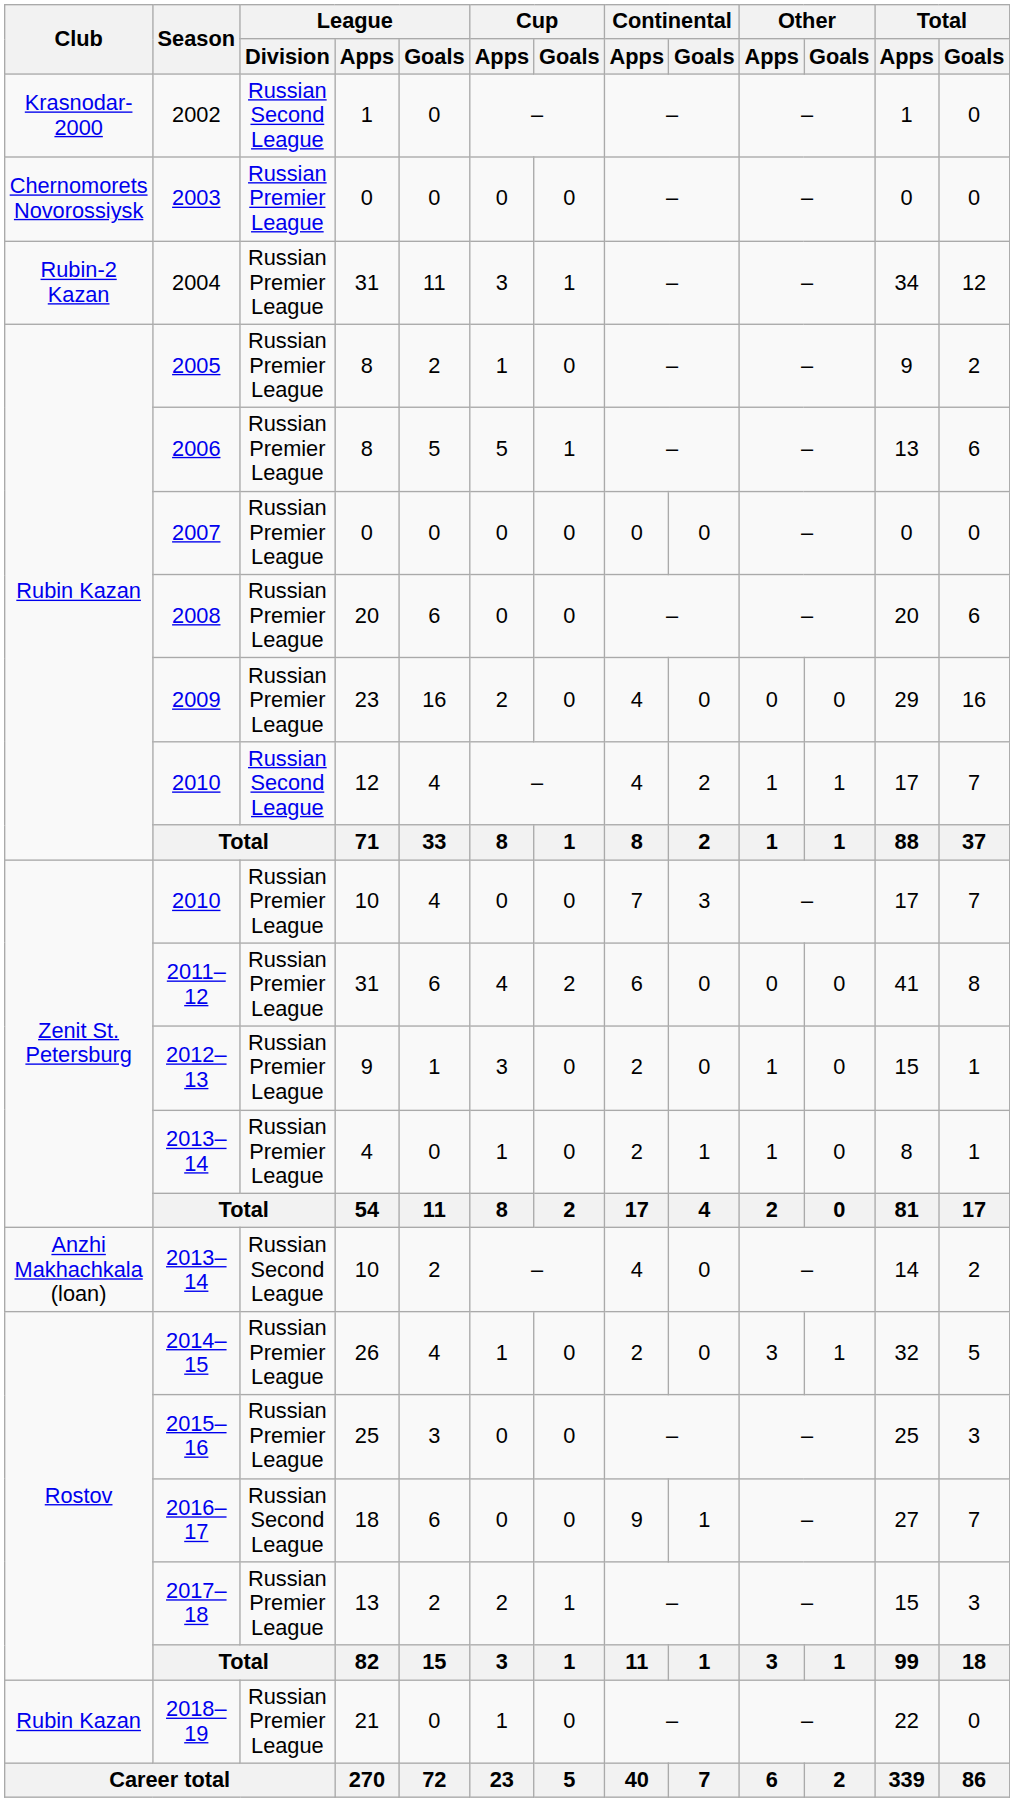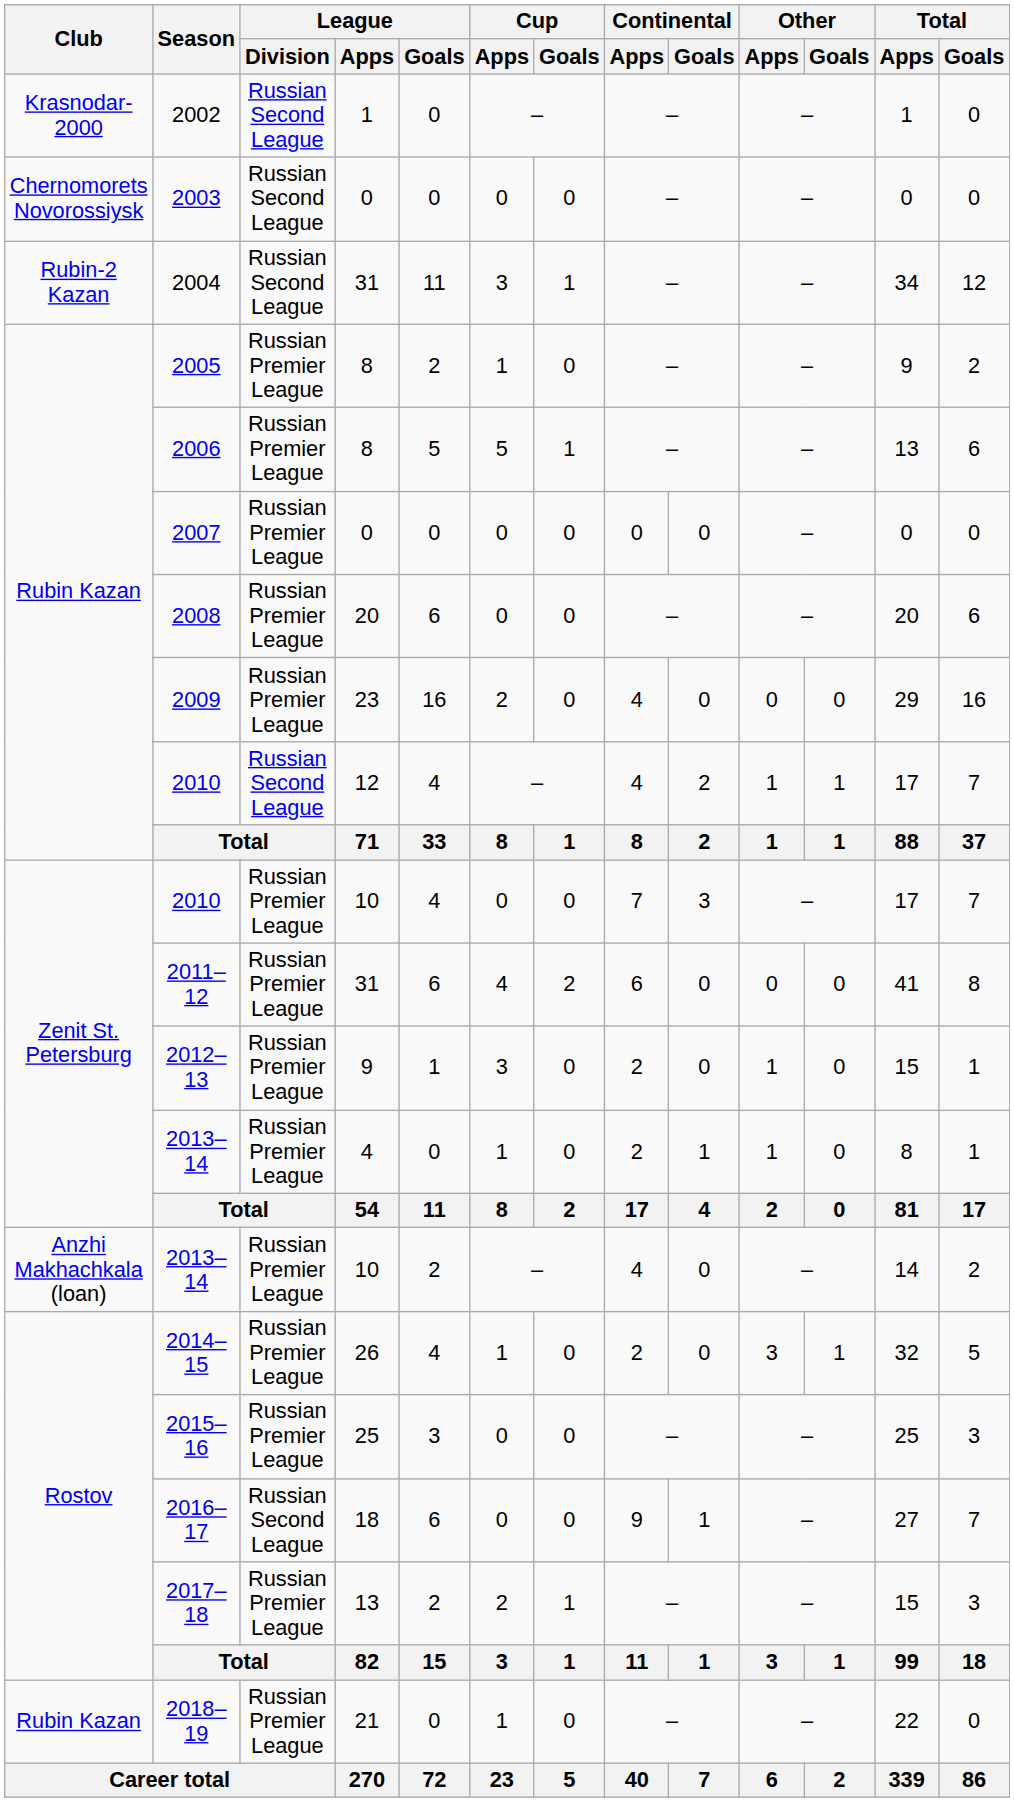(287, 198) Russian Premier League -> (287, 198) Russian Second League
(287, 282) Russian Premier League -> (287, 282) Russian Second League
(287, 1269) Russian Second League -> (287, 1269) Russian Premier League
